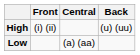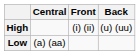columns swapped: (45, 12) <-> (79, 12)
